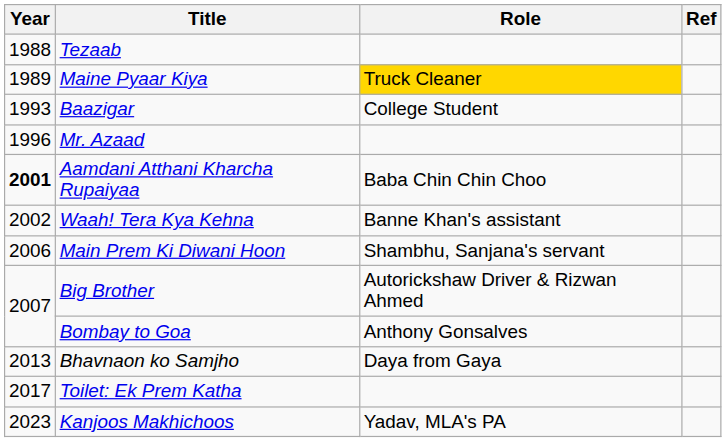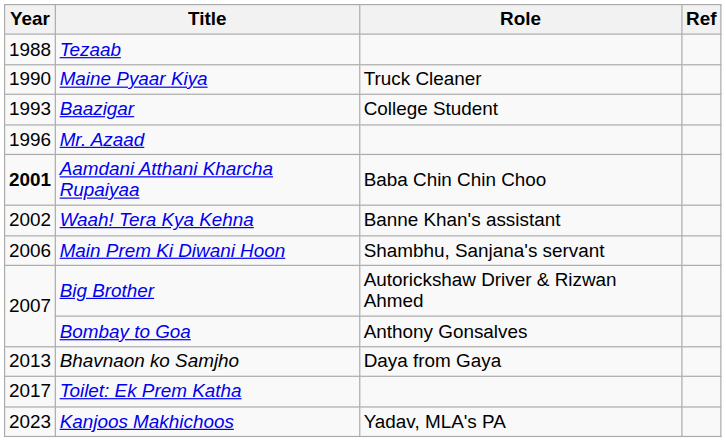(30, 79) 1989 -> (30, 79) 1990
(423, 79) gold background -> (423, 79) no background
